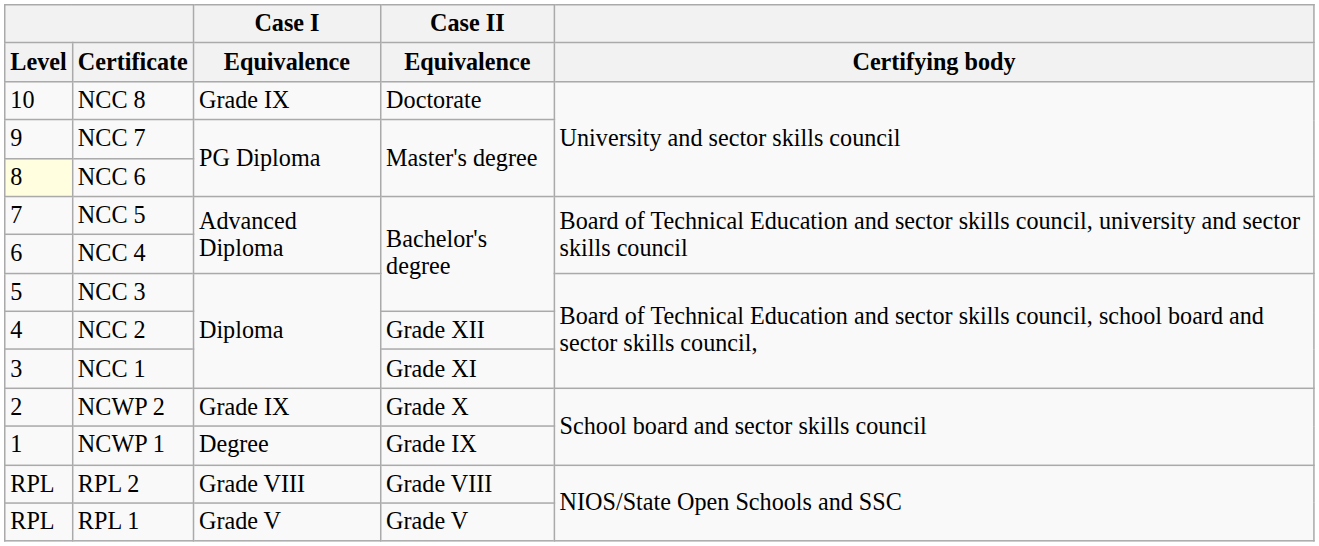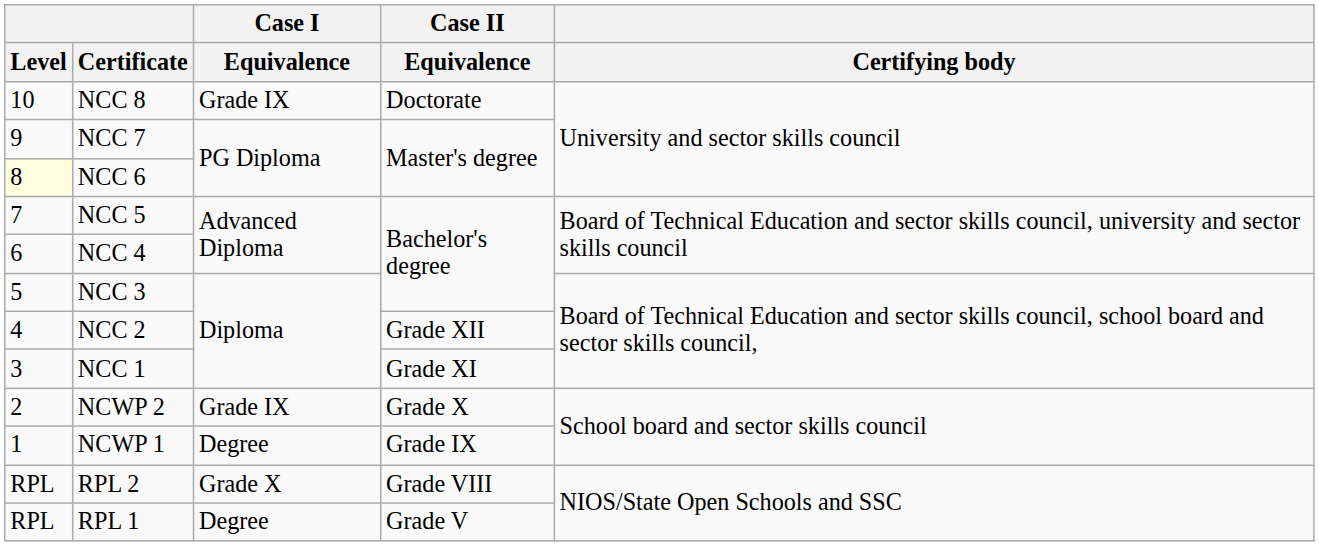(252, 483) Grade VIII -> (240, 483) Grade X
(240, 521) Grade V -> (234, 521) Degree
